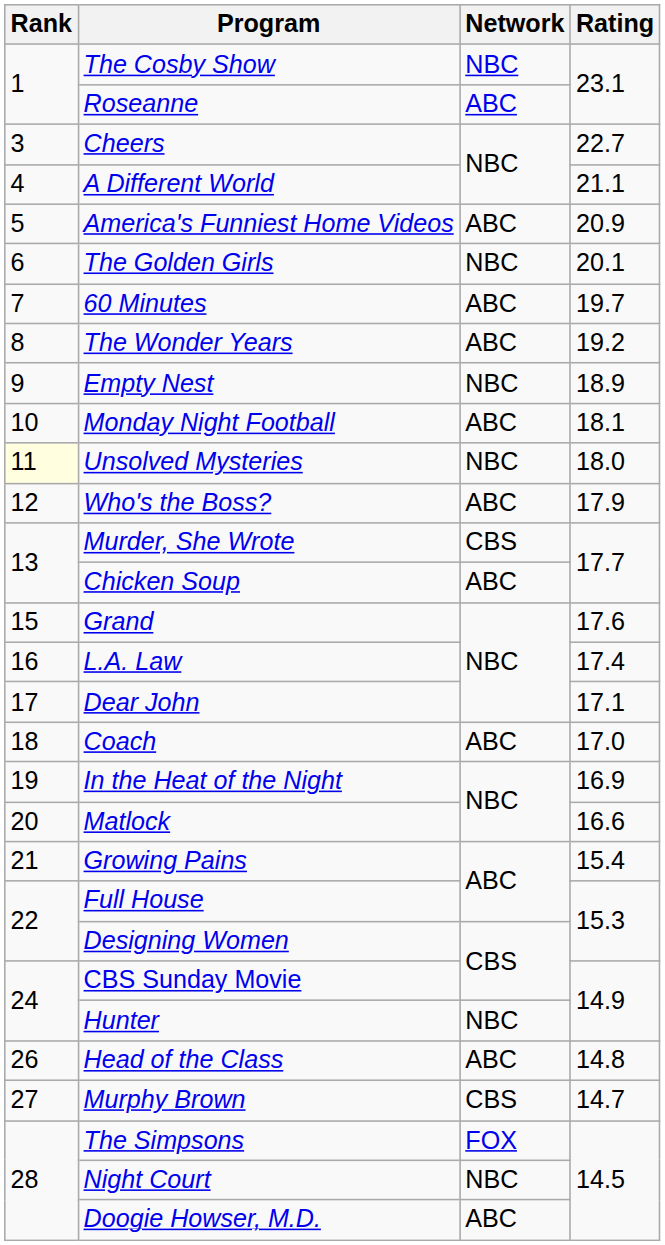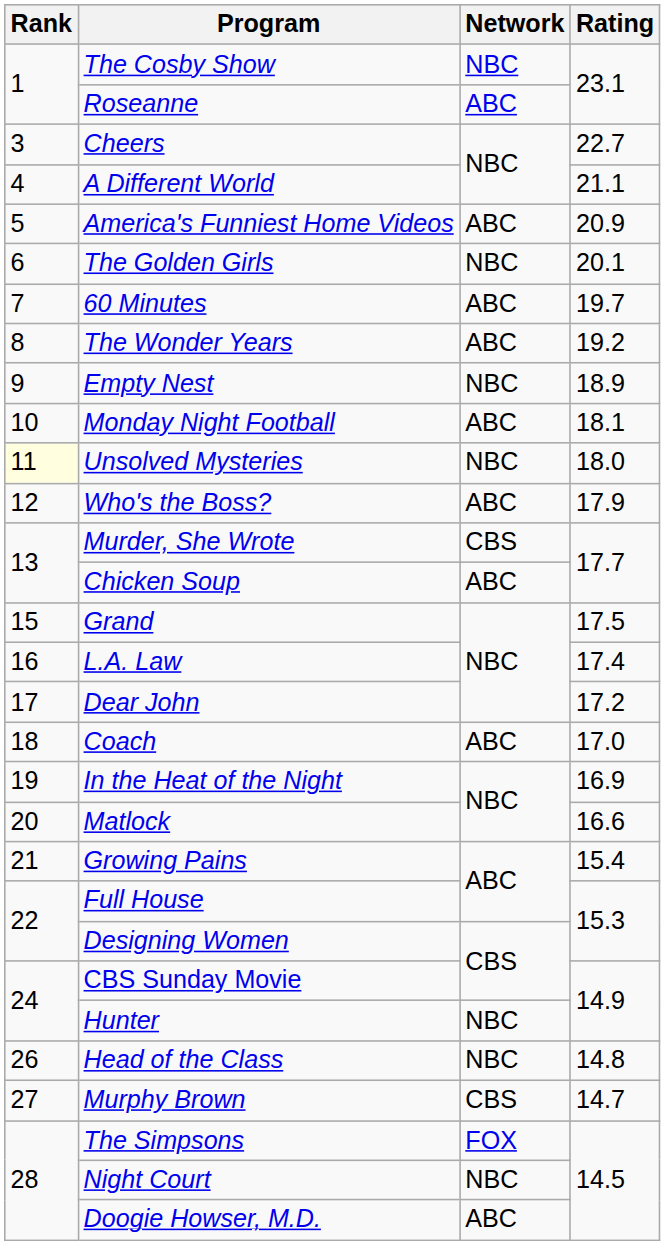(600, 622) 17.6 -> (600, 622) 17.5
(600, 701) 17.1 -> (600, 701) 17.2
(491, 1060) ABC -> (492, 1060) NBC
